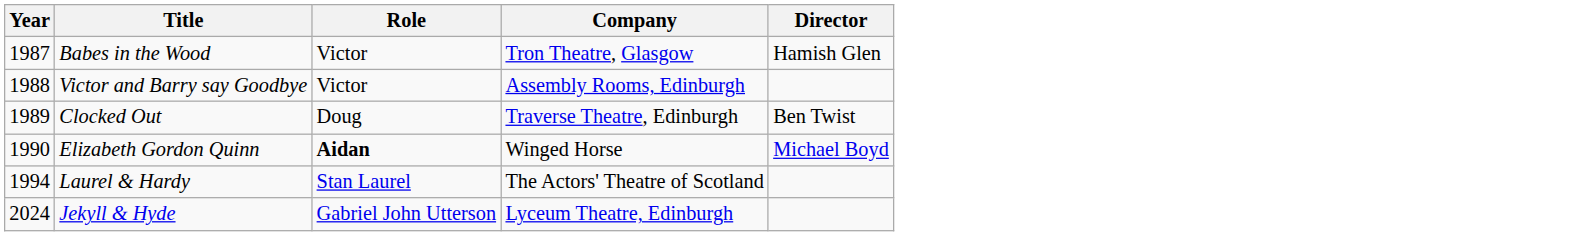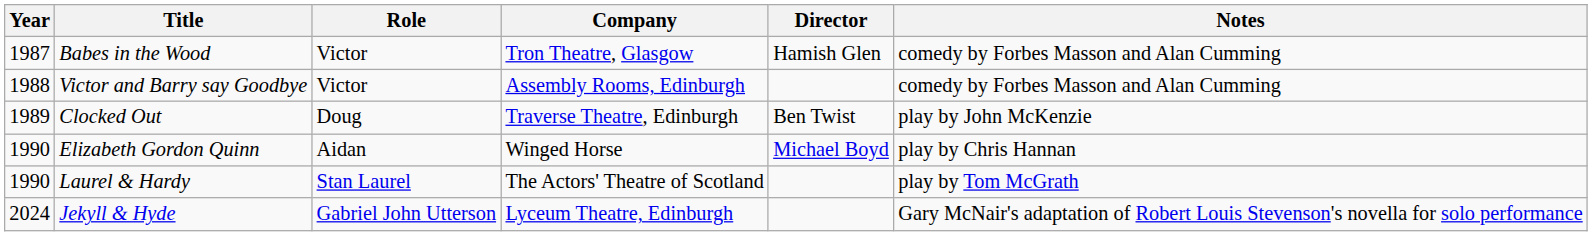+ column: (1240, 20)
(343, 149) bold -> (341, 149) normal
(30, 181) 1994 -> (30, 181) 1990
